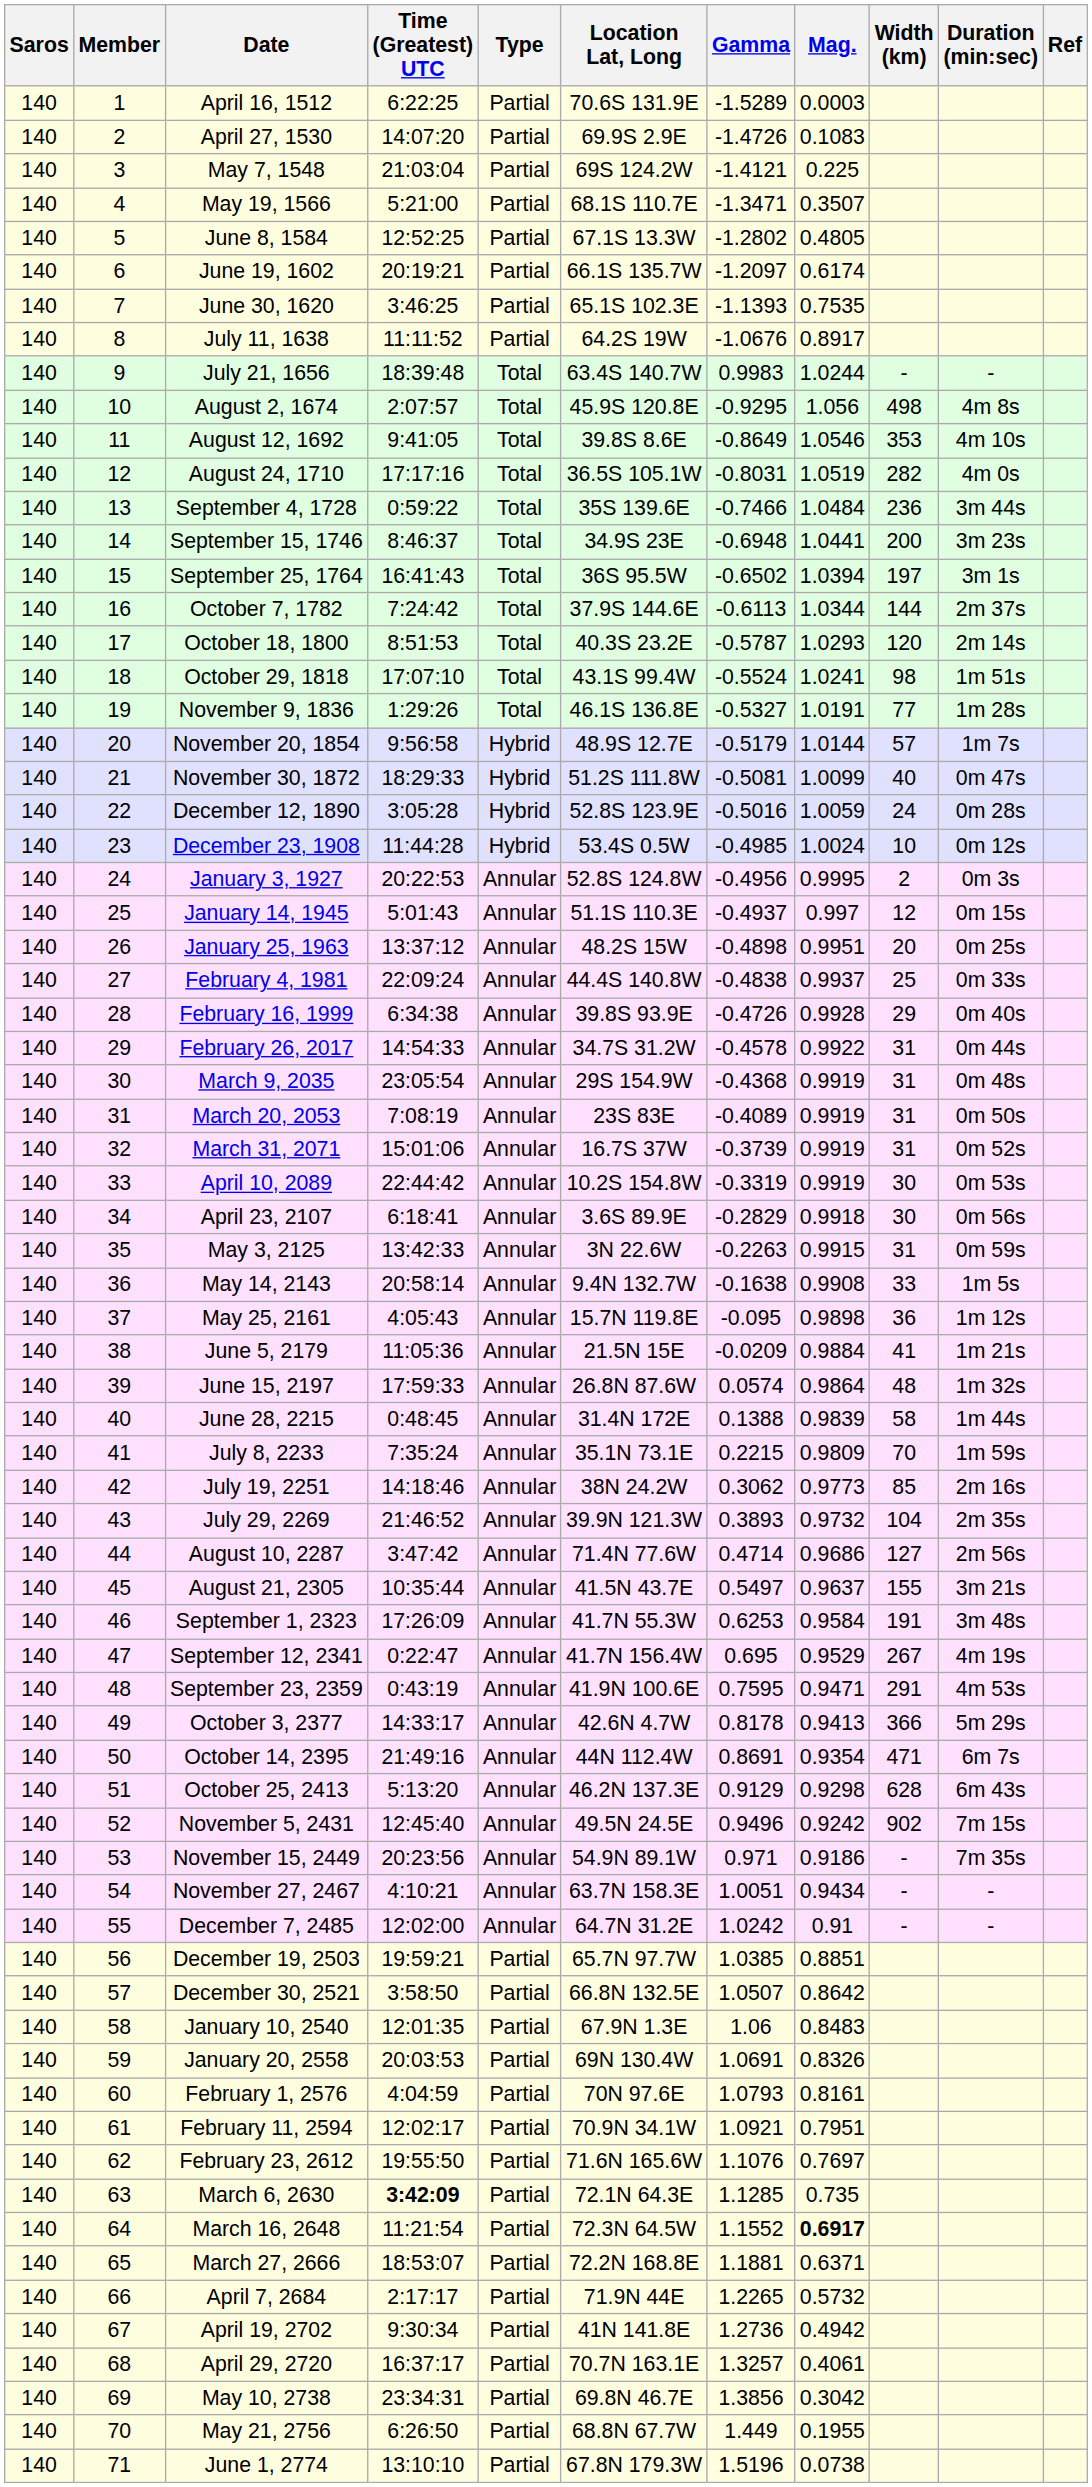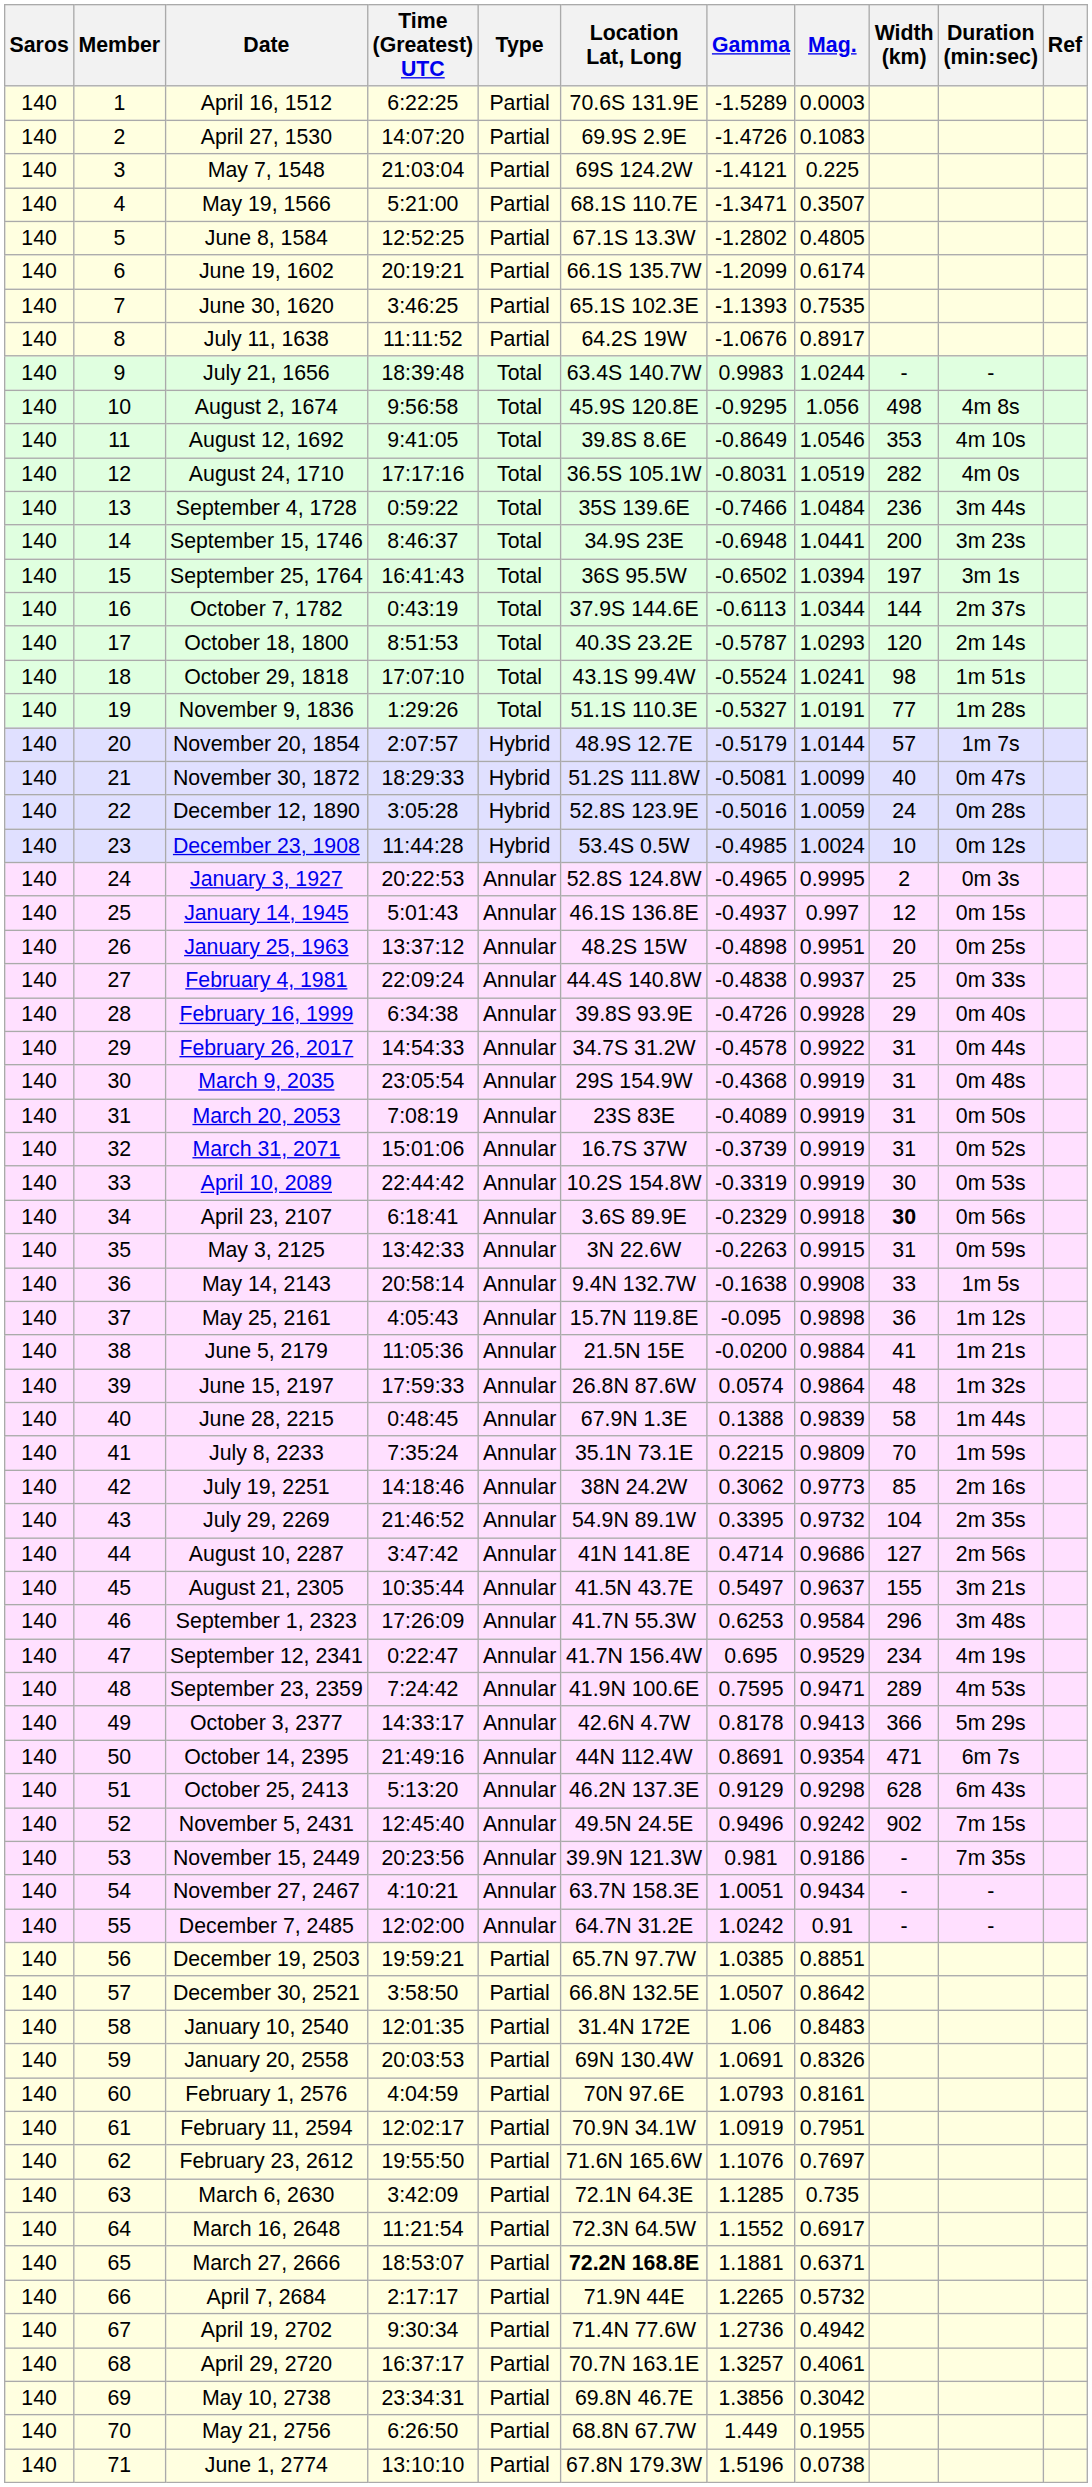(751, 271) -1.2097 -> (751, 271) -1.2099
(423, 406) 2:07:57 -> (423, 406) 9:56:58
(423, 609) 7:24:42 -> (423, 609) 0:43:19
(634, 710) 46.1S 136.8E -> (634, 710) 51.1S 110.3E
(423, 744) 9:56:58 -> (423, 744) 2:07:57
(751, 879) -0.4956 -> (751, 879) -0.4965
(634, 912) 51.1S 110.3E -> (634, 912) 46.1S 136.8E
(751, 1216) -0.2829 -> (751, 1216) -0.2329
(904, 1216) normal -> (904, 1216) bold
(751, 1351) -0.0209 -> (751, 1351) -0.0200
(634, 1419) 31.4N 172E -> (634, 1419) 67.9N 1.3E
(634, 1520) 39.9N 121.3W -> (634, 1520) 54.9N 89.1W
(751, 1520) 0.3893 -> (751, 1520) 0.3395
(634, 1554) 71.4N 77.6W -> (634, 1554) 41N 141.8E
(904, 1621) 191 -> (904, 1621) 296
(904, 1655) 267 -> (904, 1655) 234
(423, 1689) 0:43:19 -> (423, 1689) 7:24:42
(904, 1689) 291 -> (904, 1689) 289
(634, 1857) 54.9N 89.1W -> (634, 1857) 39.9N 121.3W
(751, 1857) 0.971 -> (751, 1857) 0.981
(634, 2026) 67.9N 1.3E -> (634, 2026) 31.4N 172E
(751, 2127) 1.0921 -> (751, 2127) 1.0919
(423, 2195) bold -> (423, 2195) normal
(832, 2229) bold -> (832, 2229) normal
(634, 2262) normal -> (634, 2262) bold
(634, 2330) 41N 141.8E -> (634, 2330) 71.4N 77.6W
